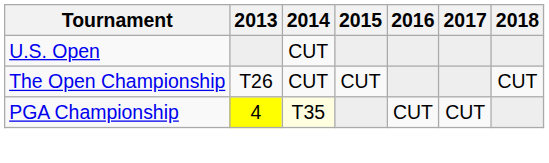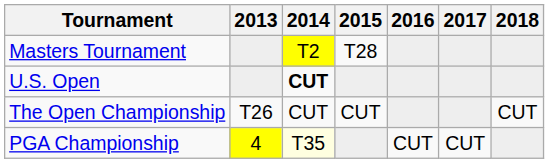+ row: (98, 51)
(308, 51) normal -> (308, 82) bold
